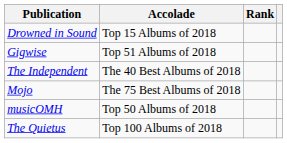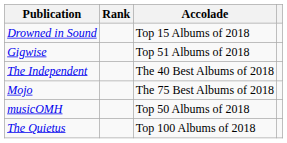columns swapped: (171, 14) <-> (260, 14)
